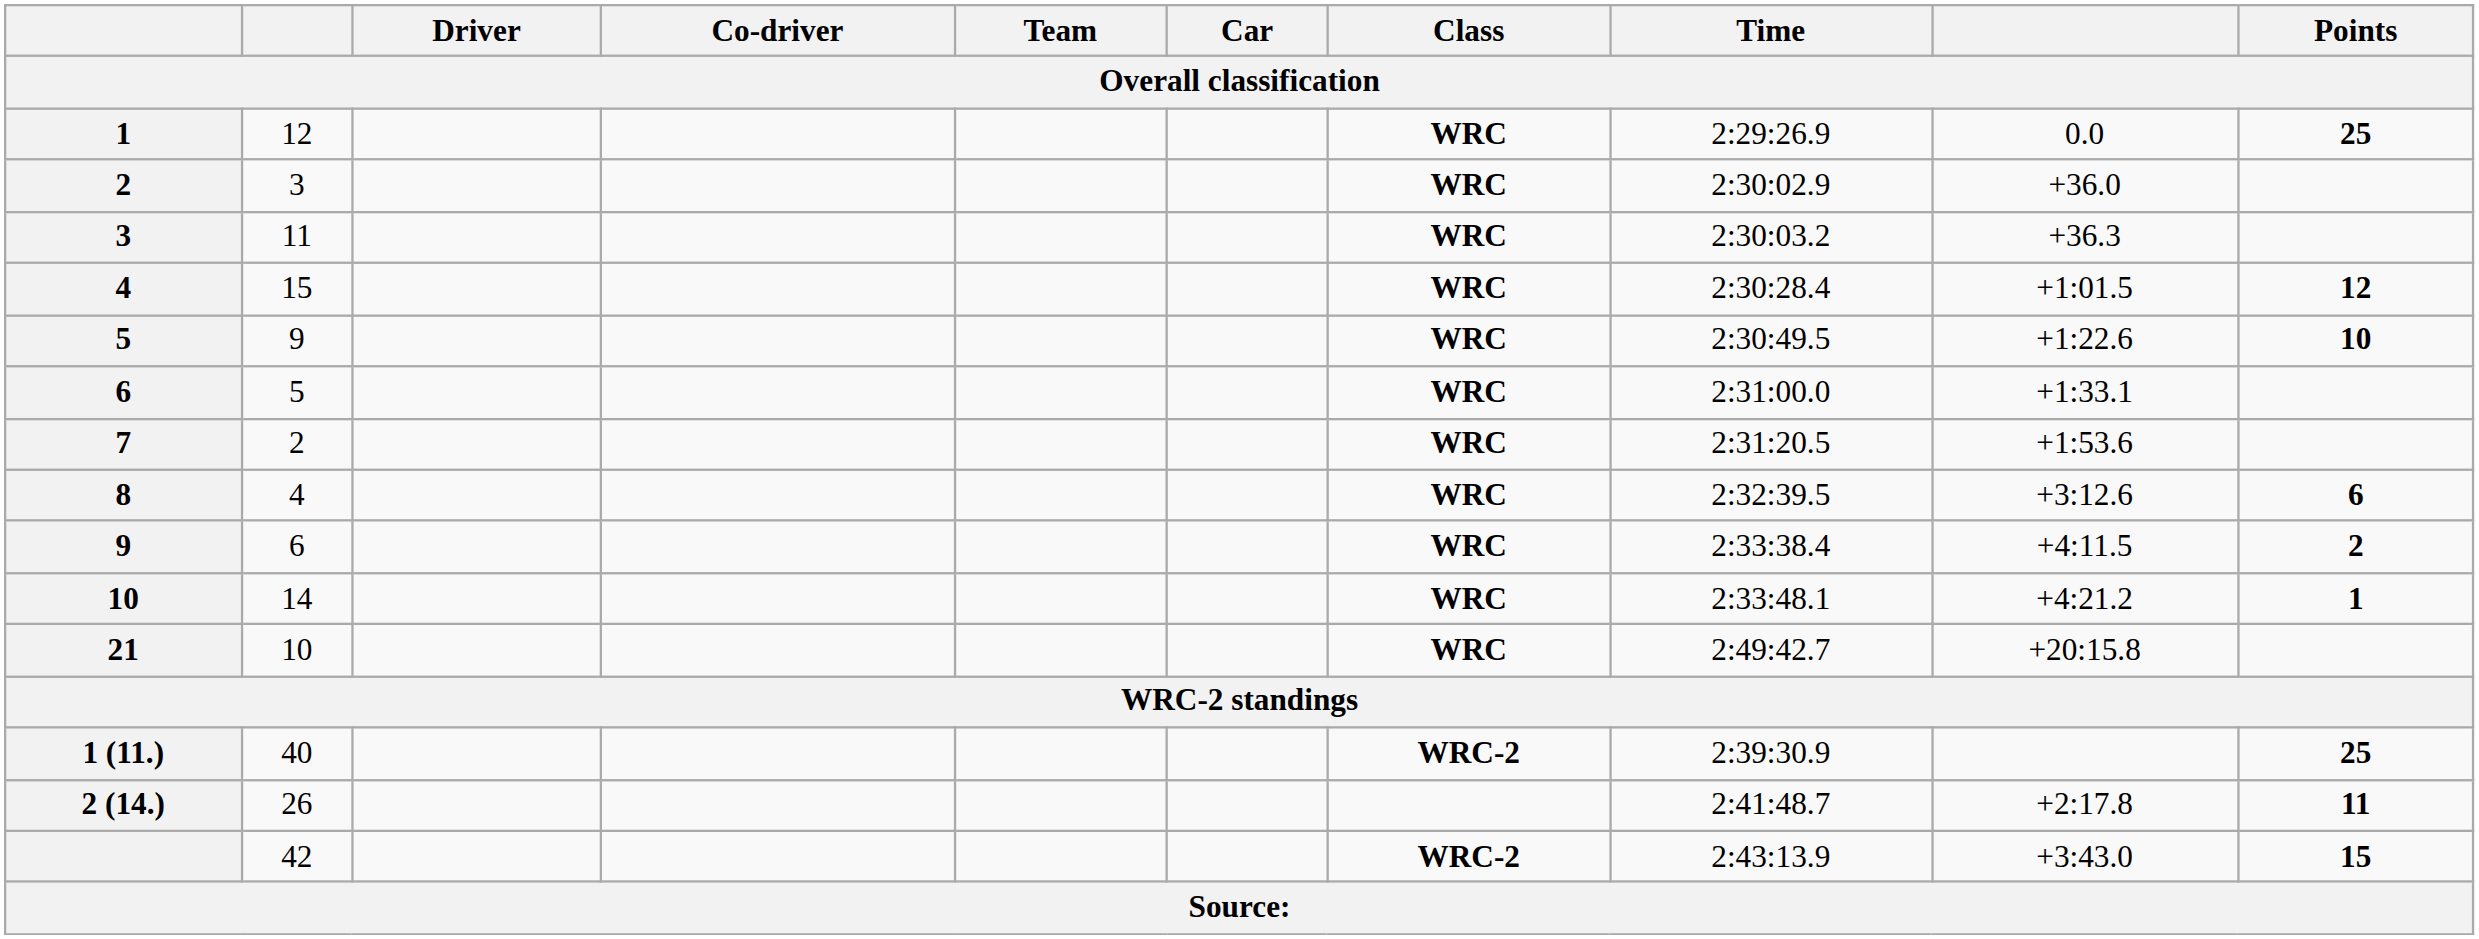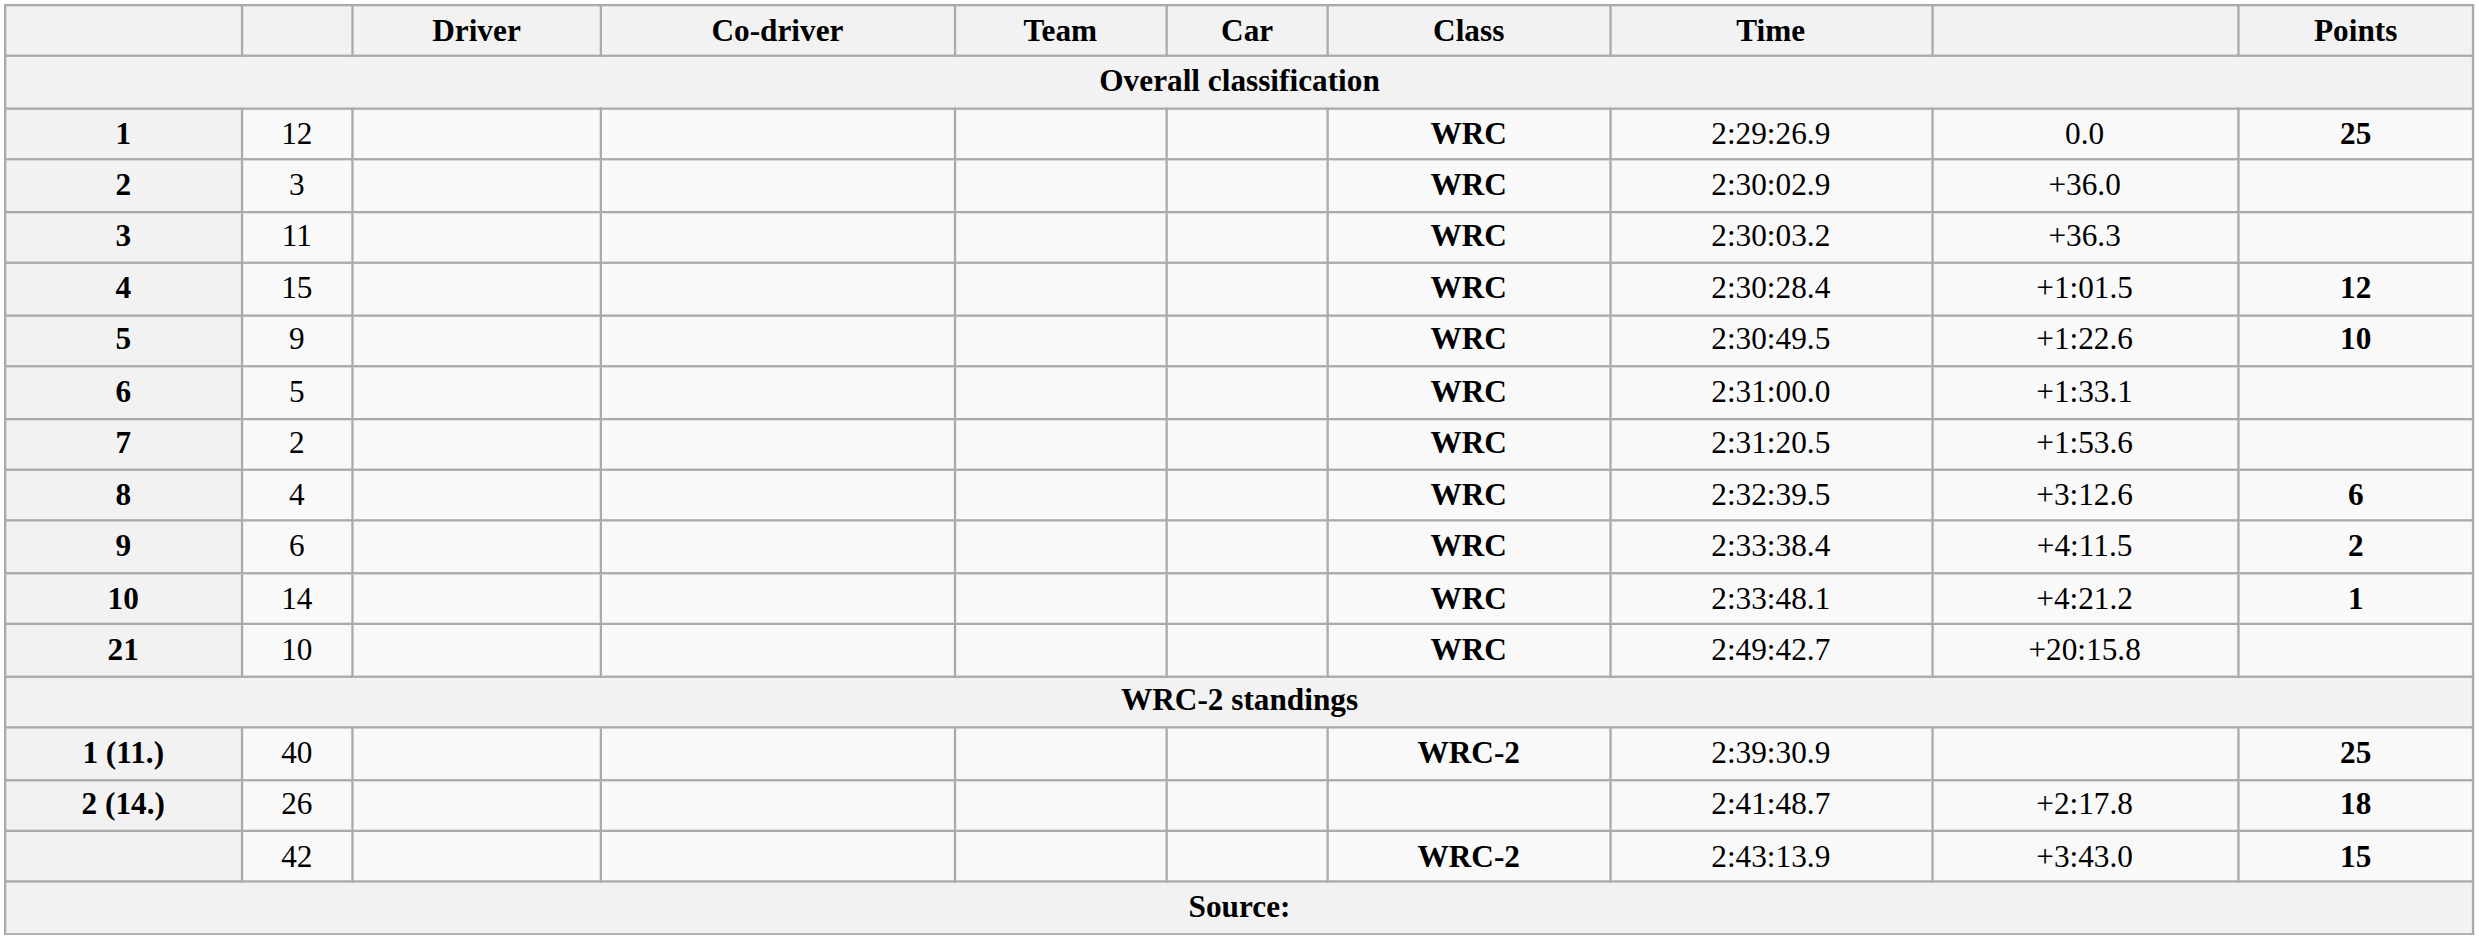(2356, 803) 11 -> (2356, 803) 18
